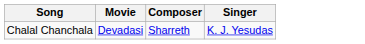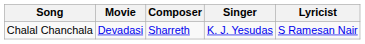+ column: (318, 13)
